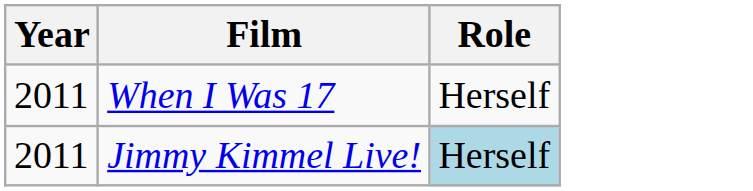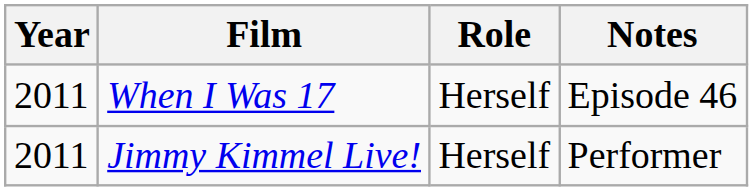+ column: (652, 34)
(494, 154) lightblue background -> (494, 154) no background
